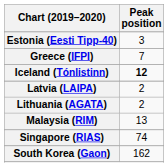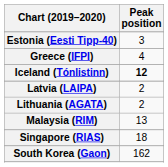(142, 56) 7 -> (142, 56) 4
(142, 137) 74 -> (142, 137) 18
